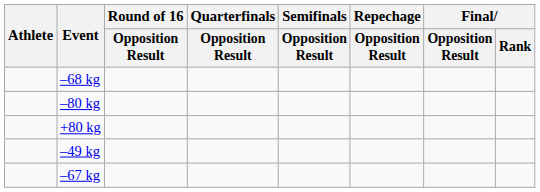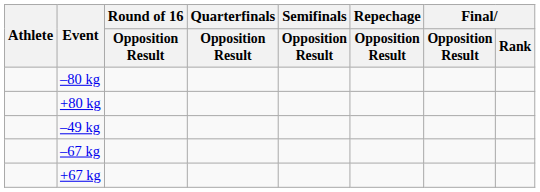- row: (80, 79)
+ row: (80, 175)
